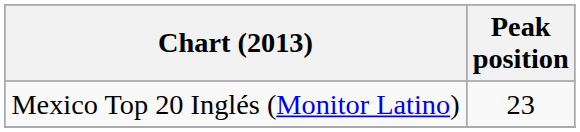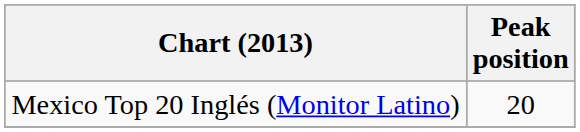(521, 103) 23 -> (521, 103) 20
